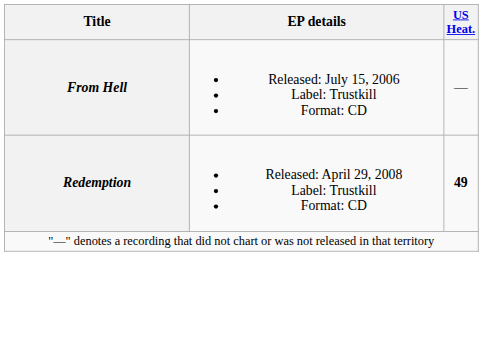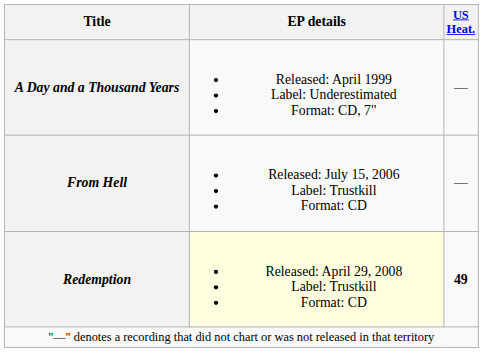+ row: (97, 87)
(317, 191) no background -> (317, 287) lightyellow background
